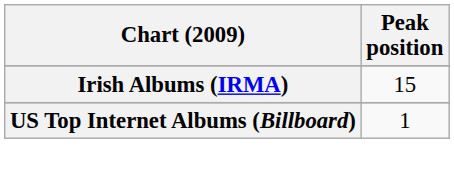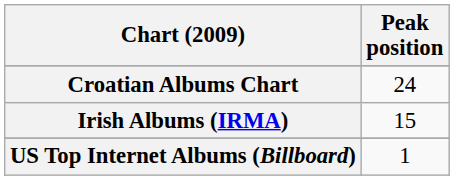+ row: (183, 84)
